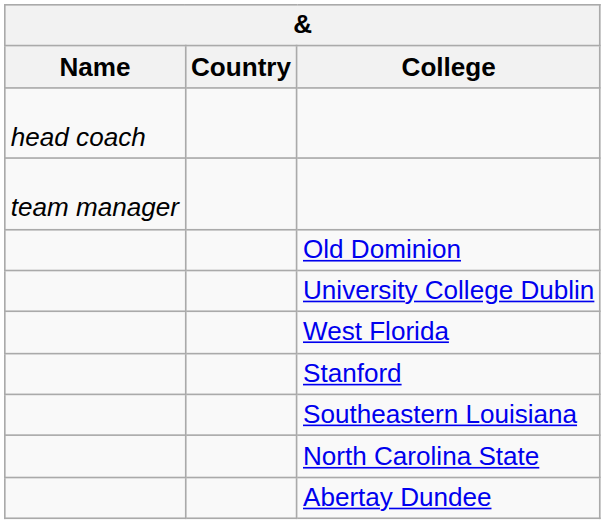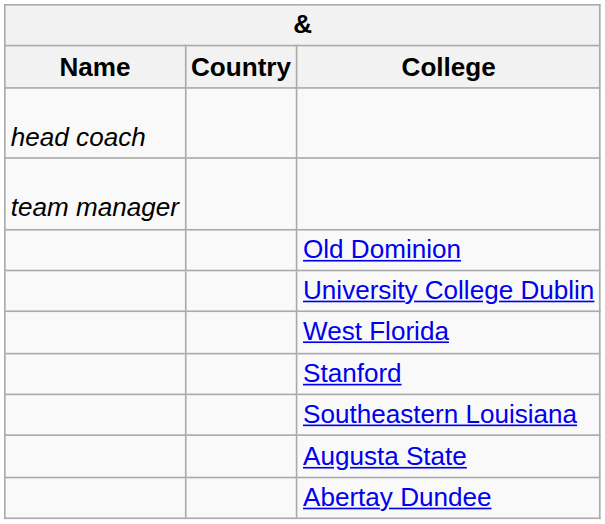- row: (95, 456)
+ row: (95, 456)
